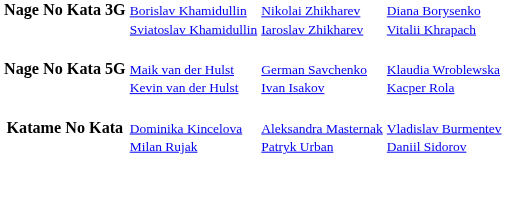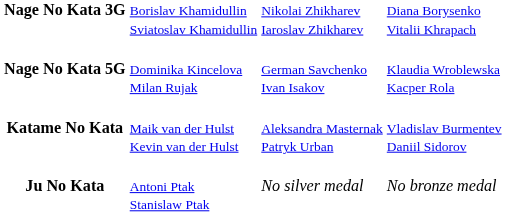(184, 78) Maik van der Hulst Kevin van der Hulst -> (186, 78) Dominika Kincelova Milan Rujak
(186, 137) Dominika Kincelova Milan Rujak -> (184, 137) Maik van der Hulst Kevin van der Hulst
+ row: (65, 186)
